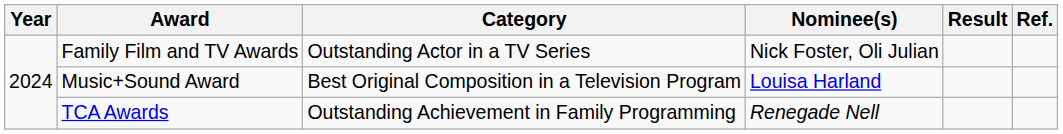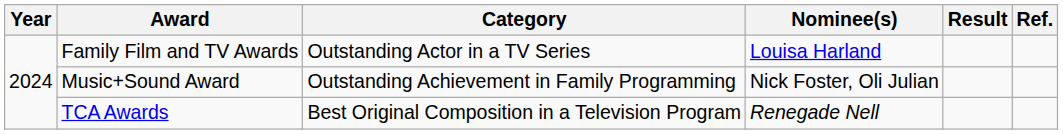(844, 50) Nick Foster, Oli Julian -> (816, 50) Louisa Harland
(524, 81) Best Original Composition in a Television Program -> (522, 81) Outstanding Achievement in Family Programming
(816, 81) Louisa Harland -> (844, 81) Nick Foster, Oli Julian
(522, 112) Outstanding Achievement in Family Programming -> (524, 112) Best Original Composition in a Television Program
